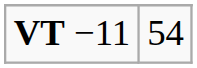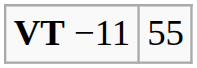(166, 33) 54 -> (166, 33) 55
